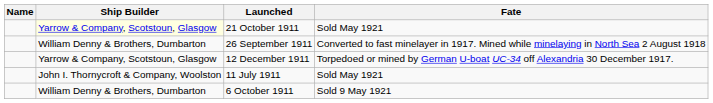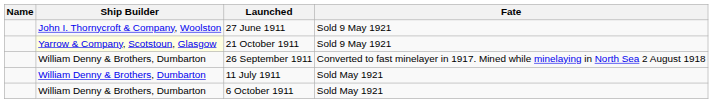+ row: (256, 28)
(350, 28) Sold May 1921 -> (354, 43) Sold 9 May 1921
- row: (268, 59)
(130, 75) John I. Thornycroft & Company, Woolston -> (122, 75) William Denny & Brothers, Dumbarton
(354, 91) Sold 9 May 1921 -> (350, 91) Sold May 1921
